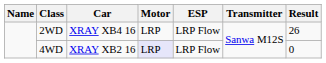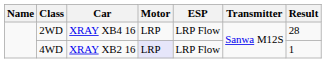(294, 31) 26 -> (294, 31) 28
(291, 48) 0 -> (291, 48) 1
